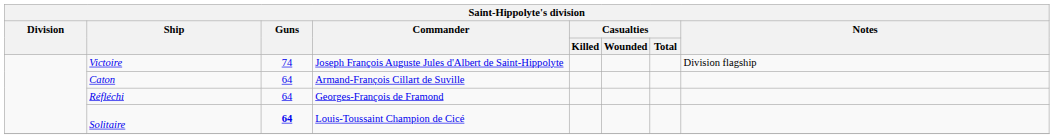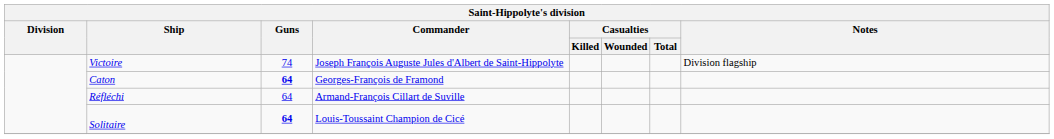(287, 79) normal -> (287, 79) bold
(390, 79) Armand-François Cillart de Suville -> (379, 79) Georges-François de Framond
(379, 96) Georges-François de Framond -> (390, 96) Armand-François Cillart de Suville
